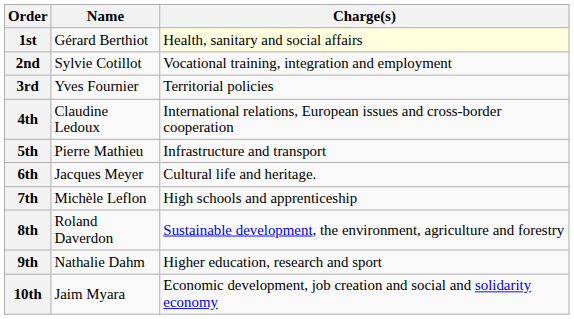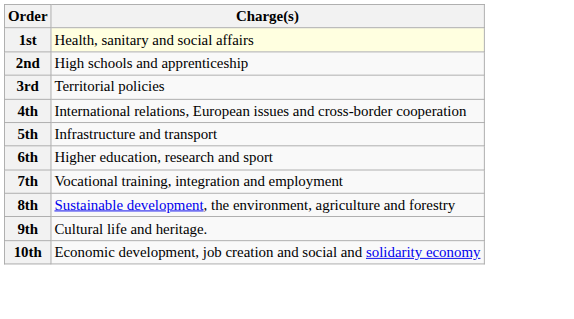- column: (105, 16)
(308, 63) Vocational training, integration and employment -> (151, 63) High schools and apprenticeship
(240, 174) Cultural life and heritage. -> (164, 157) Higher education, research and sport
(260, 198) High schools and apprenticeship -> (199, 181) Vocational training, integration and employment
(273, 262) Higher education, research and sport -> (131, 228) Cultural life and heritage.
